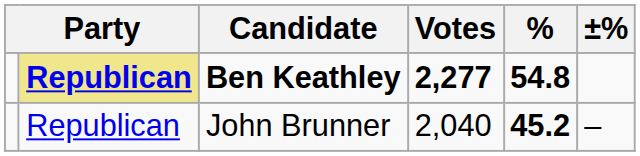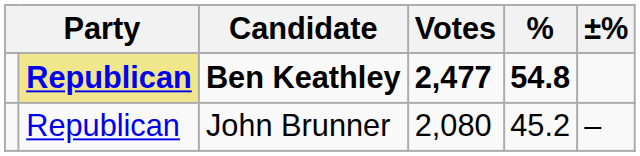(453, 77) 2,277 -> (453, 77) 2,477
(453, 126) 2,040 -> (453, 126) 2,080
(540, 126) bold -> (540, 126) normal
